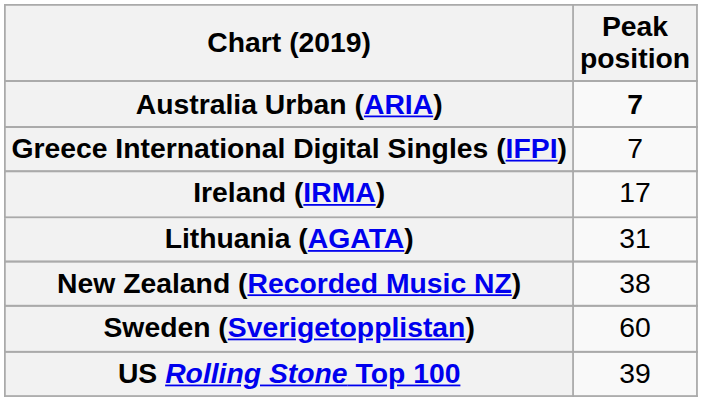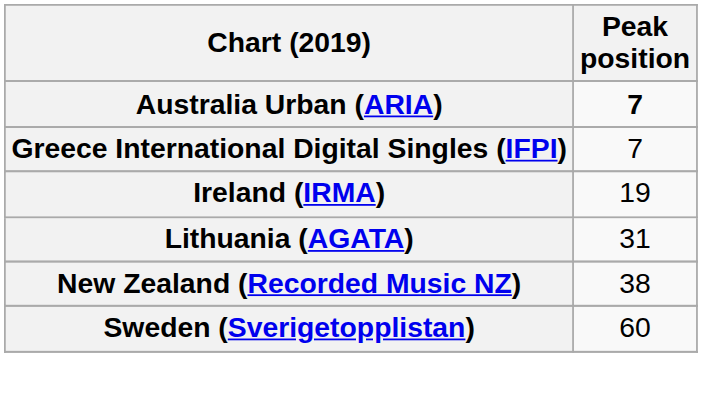(635, 193) 17 -> (635, 193) 19
- row: (289, 373)
